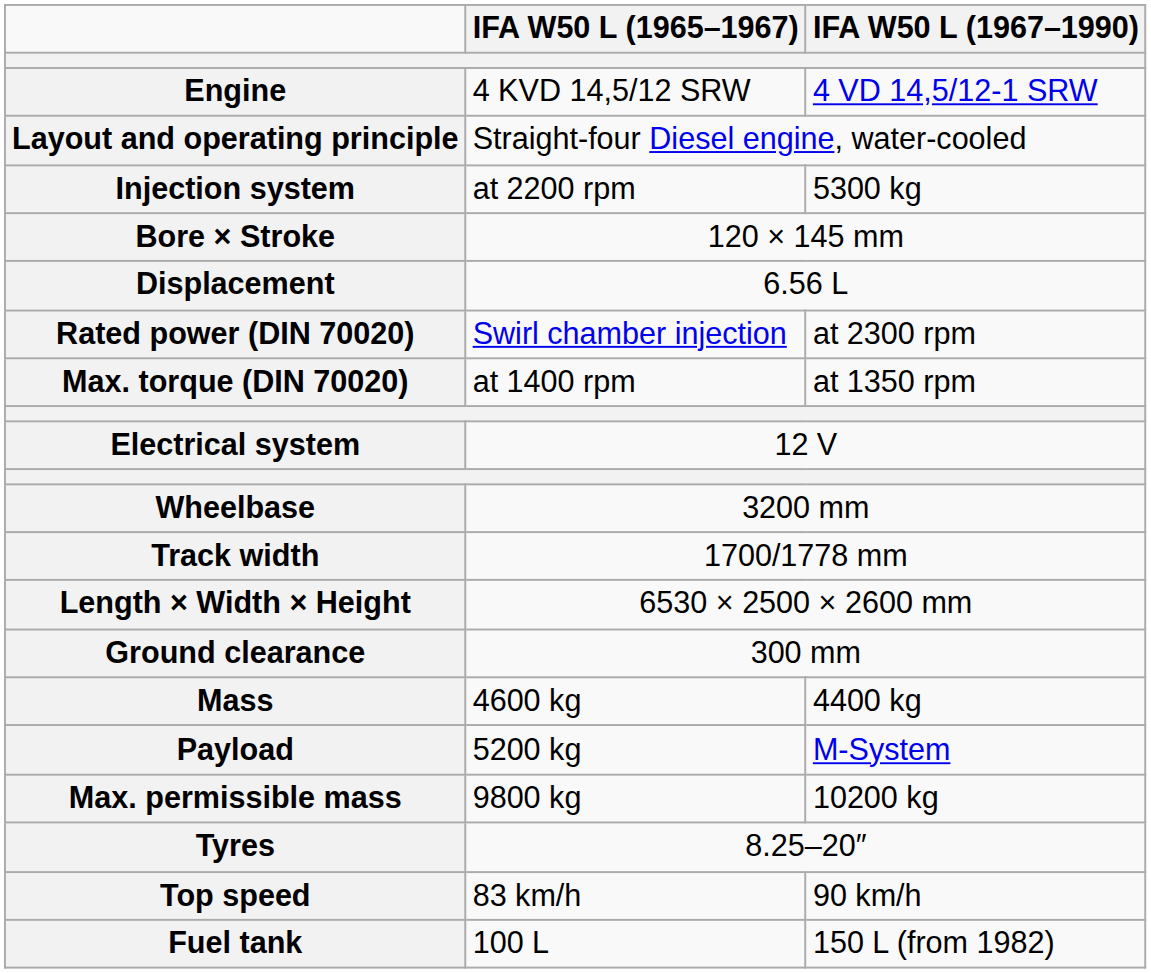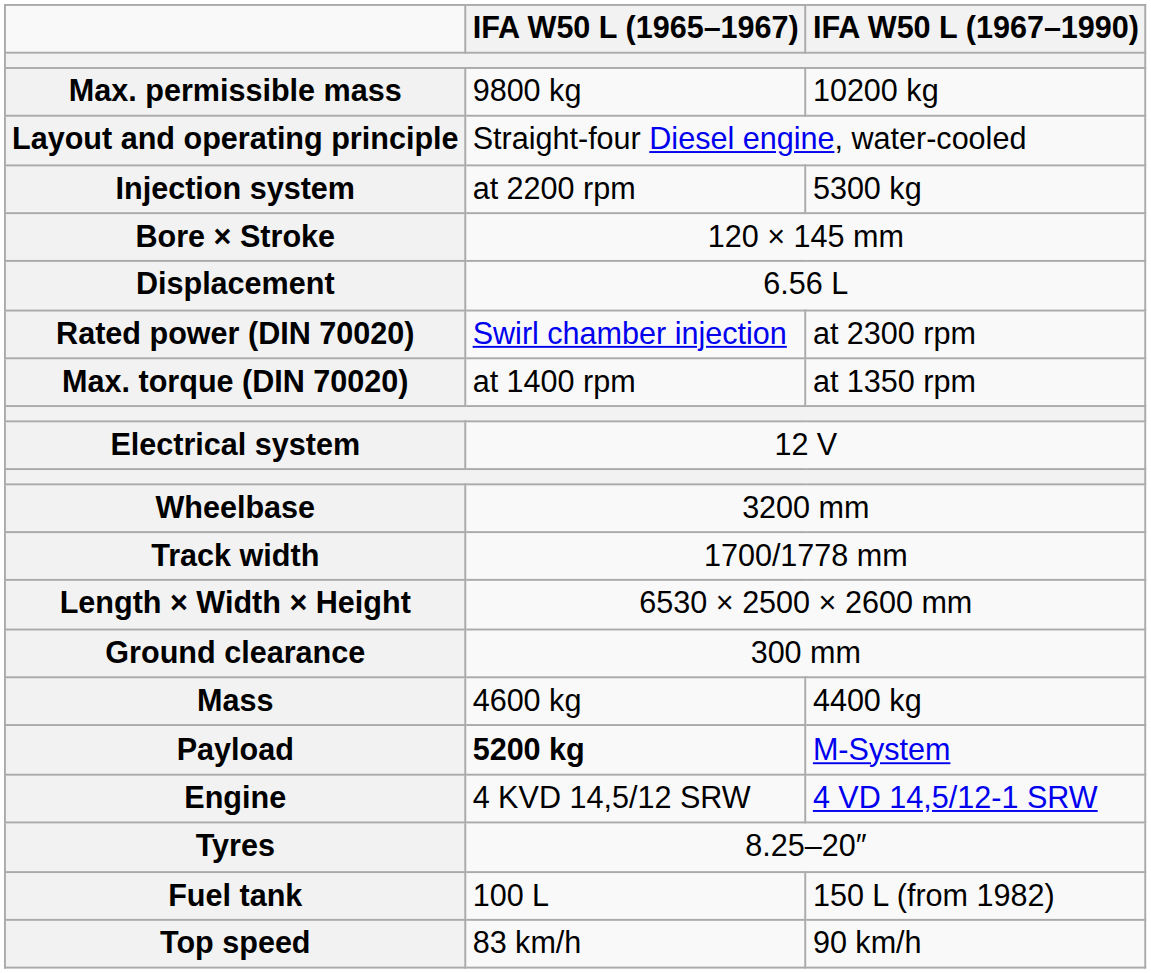rows swapped: (235, 91) <-> (235, 797)
(527, 749) normal -> (529, 749) bold
rows swapped: (235, 894) <-> (235, 943)
